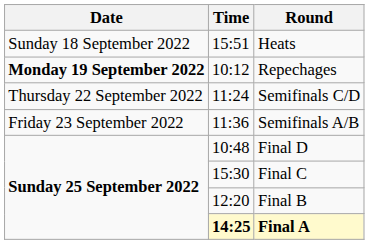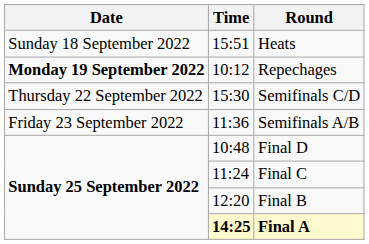(230, 95) 11:24 -> (231, 95) 15:30
(231, 174) 15:30 -> (230, 174) 11:24
